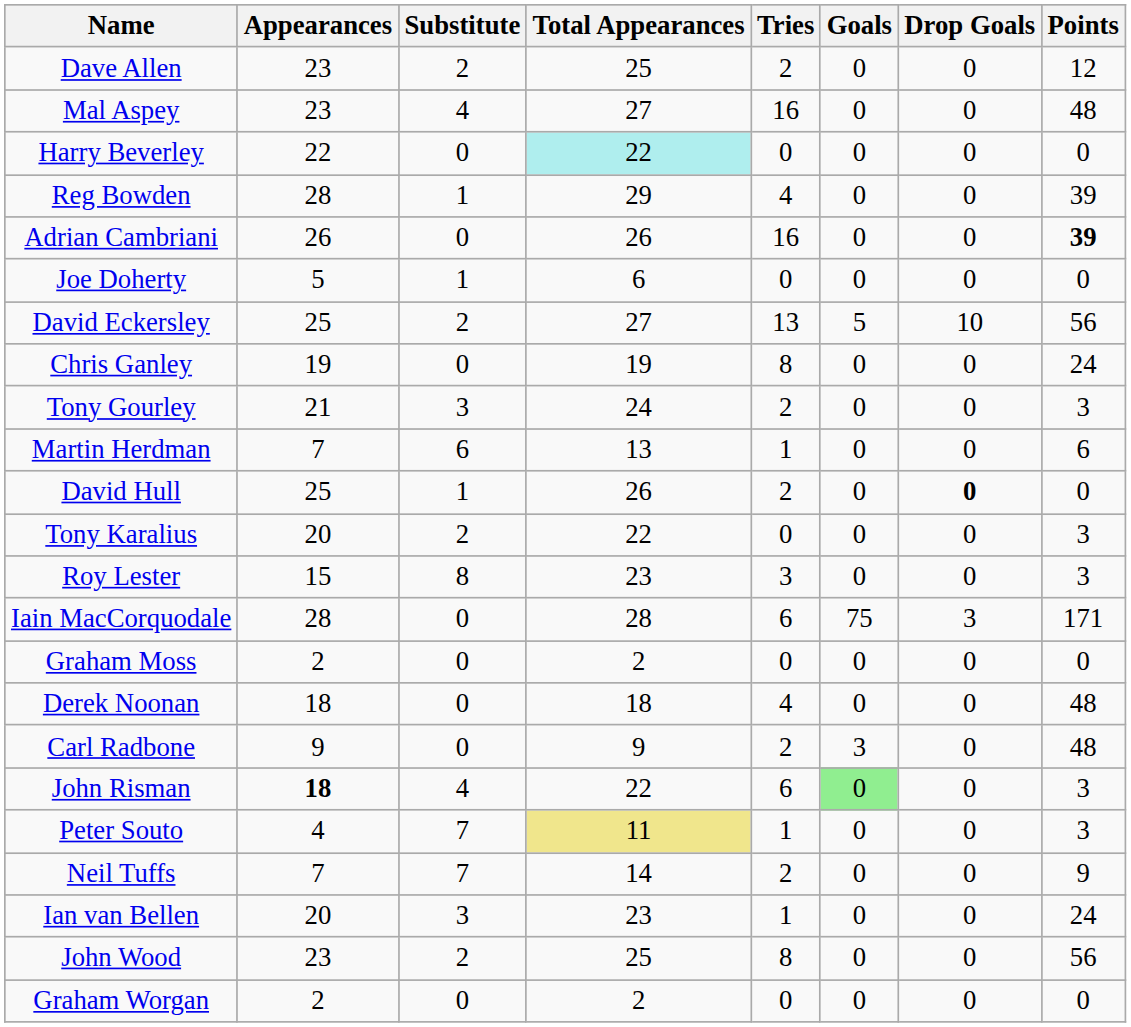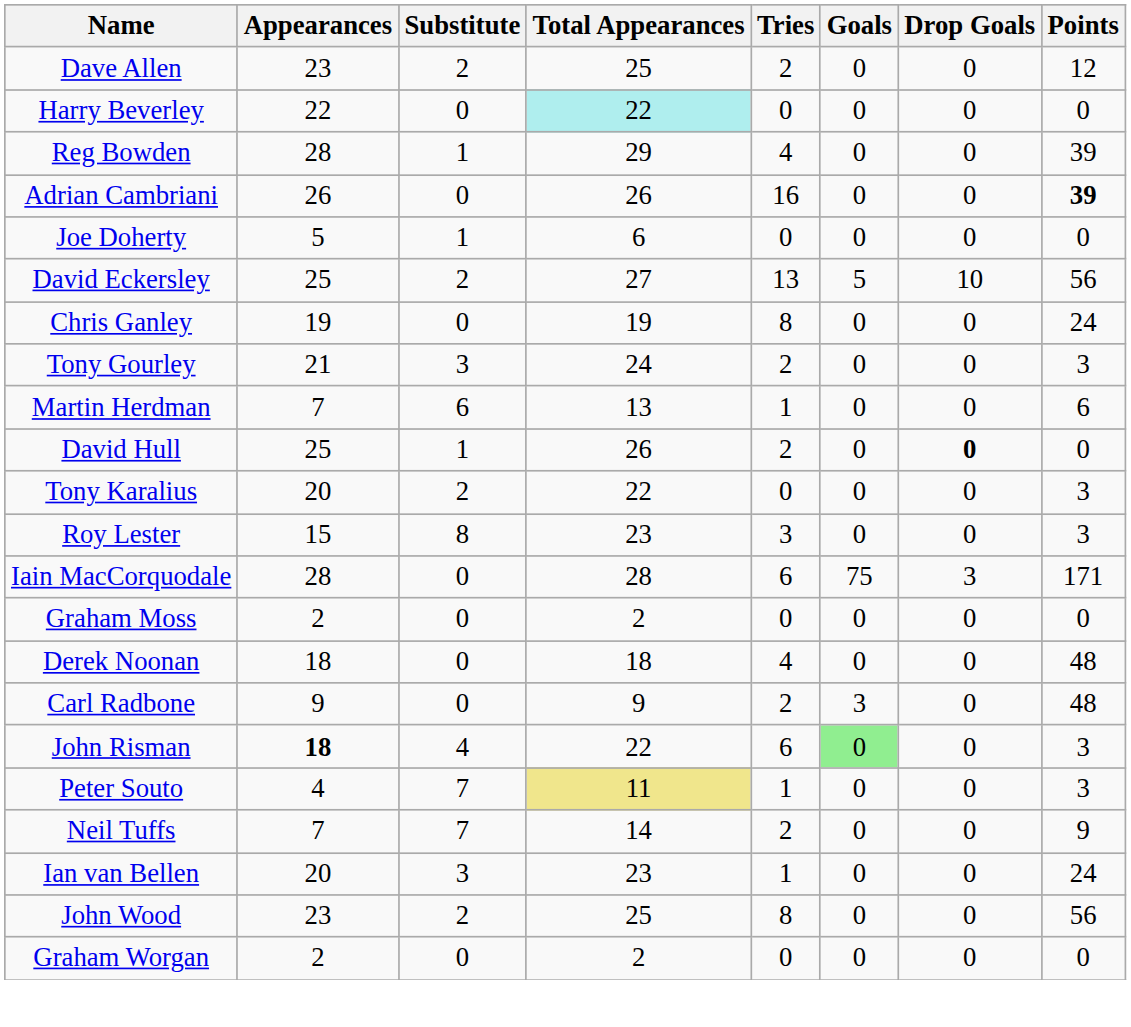- row: (121, 110)
